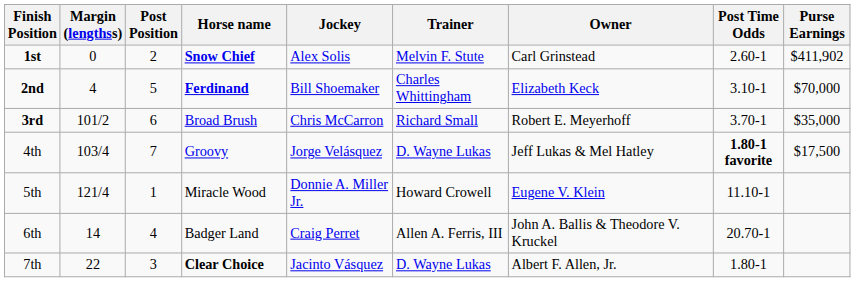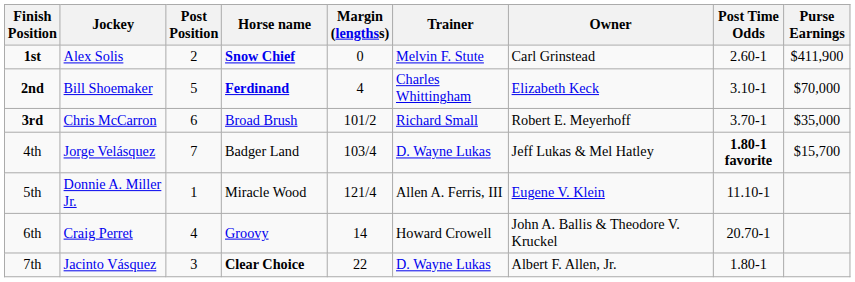columns swapped: (93, 25) <-> (340, 25)
(817, 56) $411,902 -> (817, 56) $411,900
(206, 152) Groovy -> (262, 152) Badger Land
(817, 152) $17,500 -> (817, 152) $15,700
(444, 193) Howard Crowell -> (449, 193) Allen A. Ferris, III
(222, 233) Badger Land -> (247, 233) Groovy
(449, 233) Allen A. Ferris, III -> (444, 233) Howard Crowell
